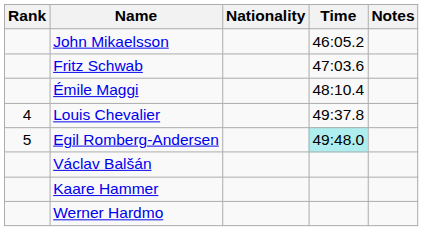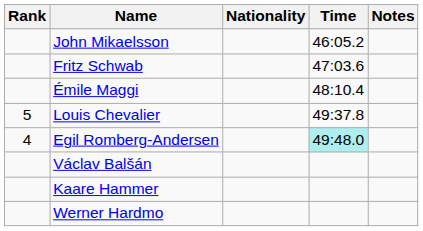(27, 115) 4 -> (27, 115) 5
(27, 139) 5 -> (27, 139) 4
